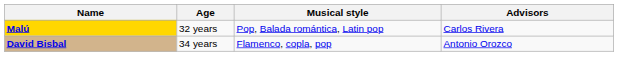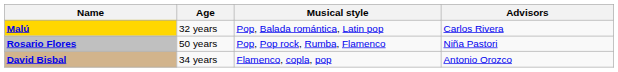+ row: (41, 44)
